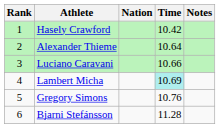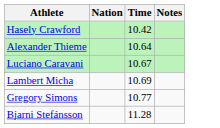- column: (19, 13)
(170, 64) 10.66 -> (140, 64) 10.67
(170, 81) paleturquoise background -> (140, 81) no background
(170, 98) 10.76 -> (140, 98) 10.77
